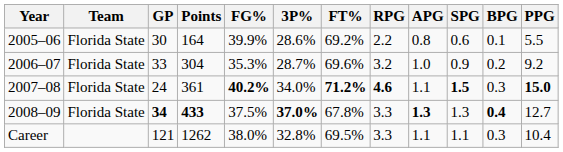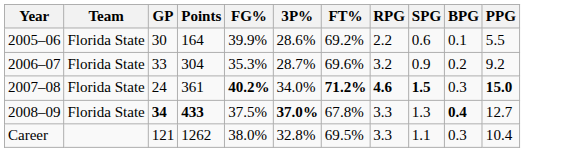- column: (428, 16)
